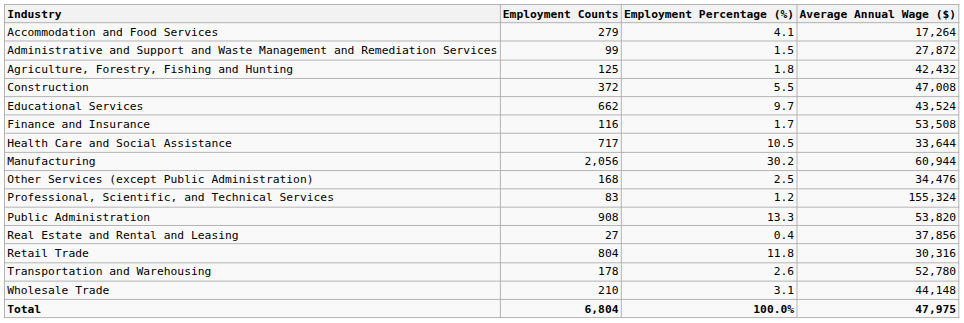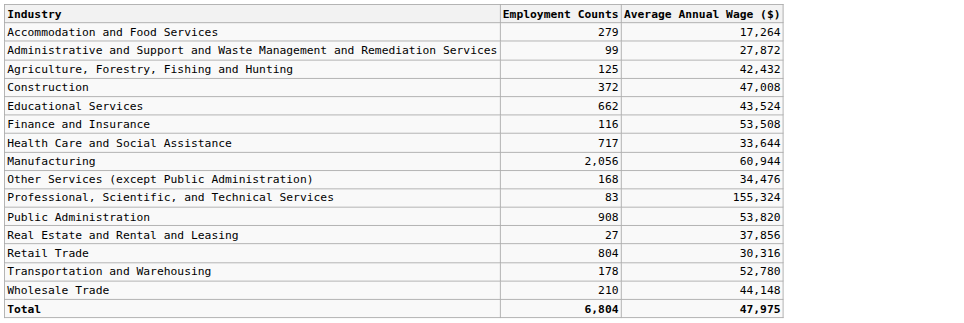- column: (709, 14)
